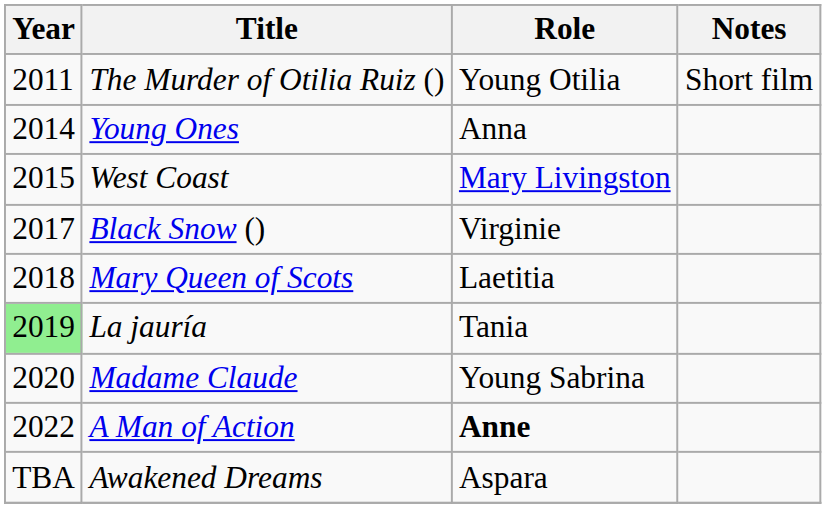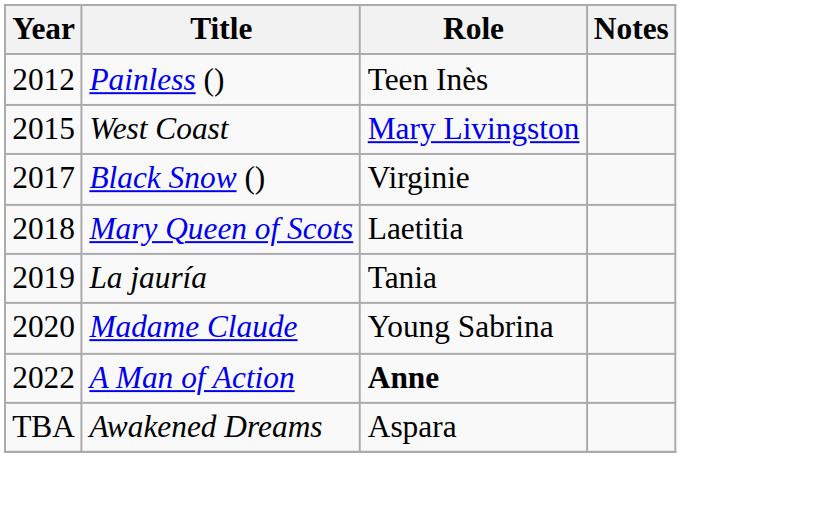- row: (267, 79)
+ row: (157, 79)
- row: (164, 128)
(44, 327) lightgreen background -> (44, 278) no background
